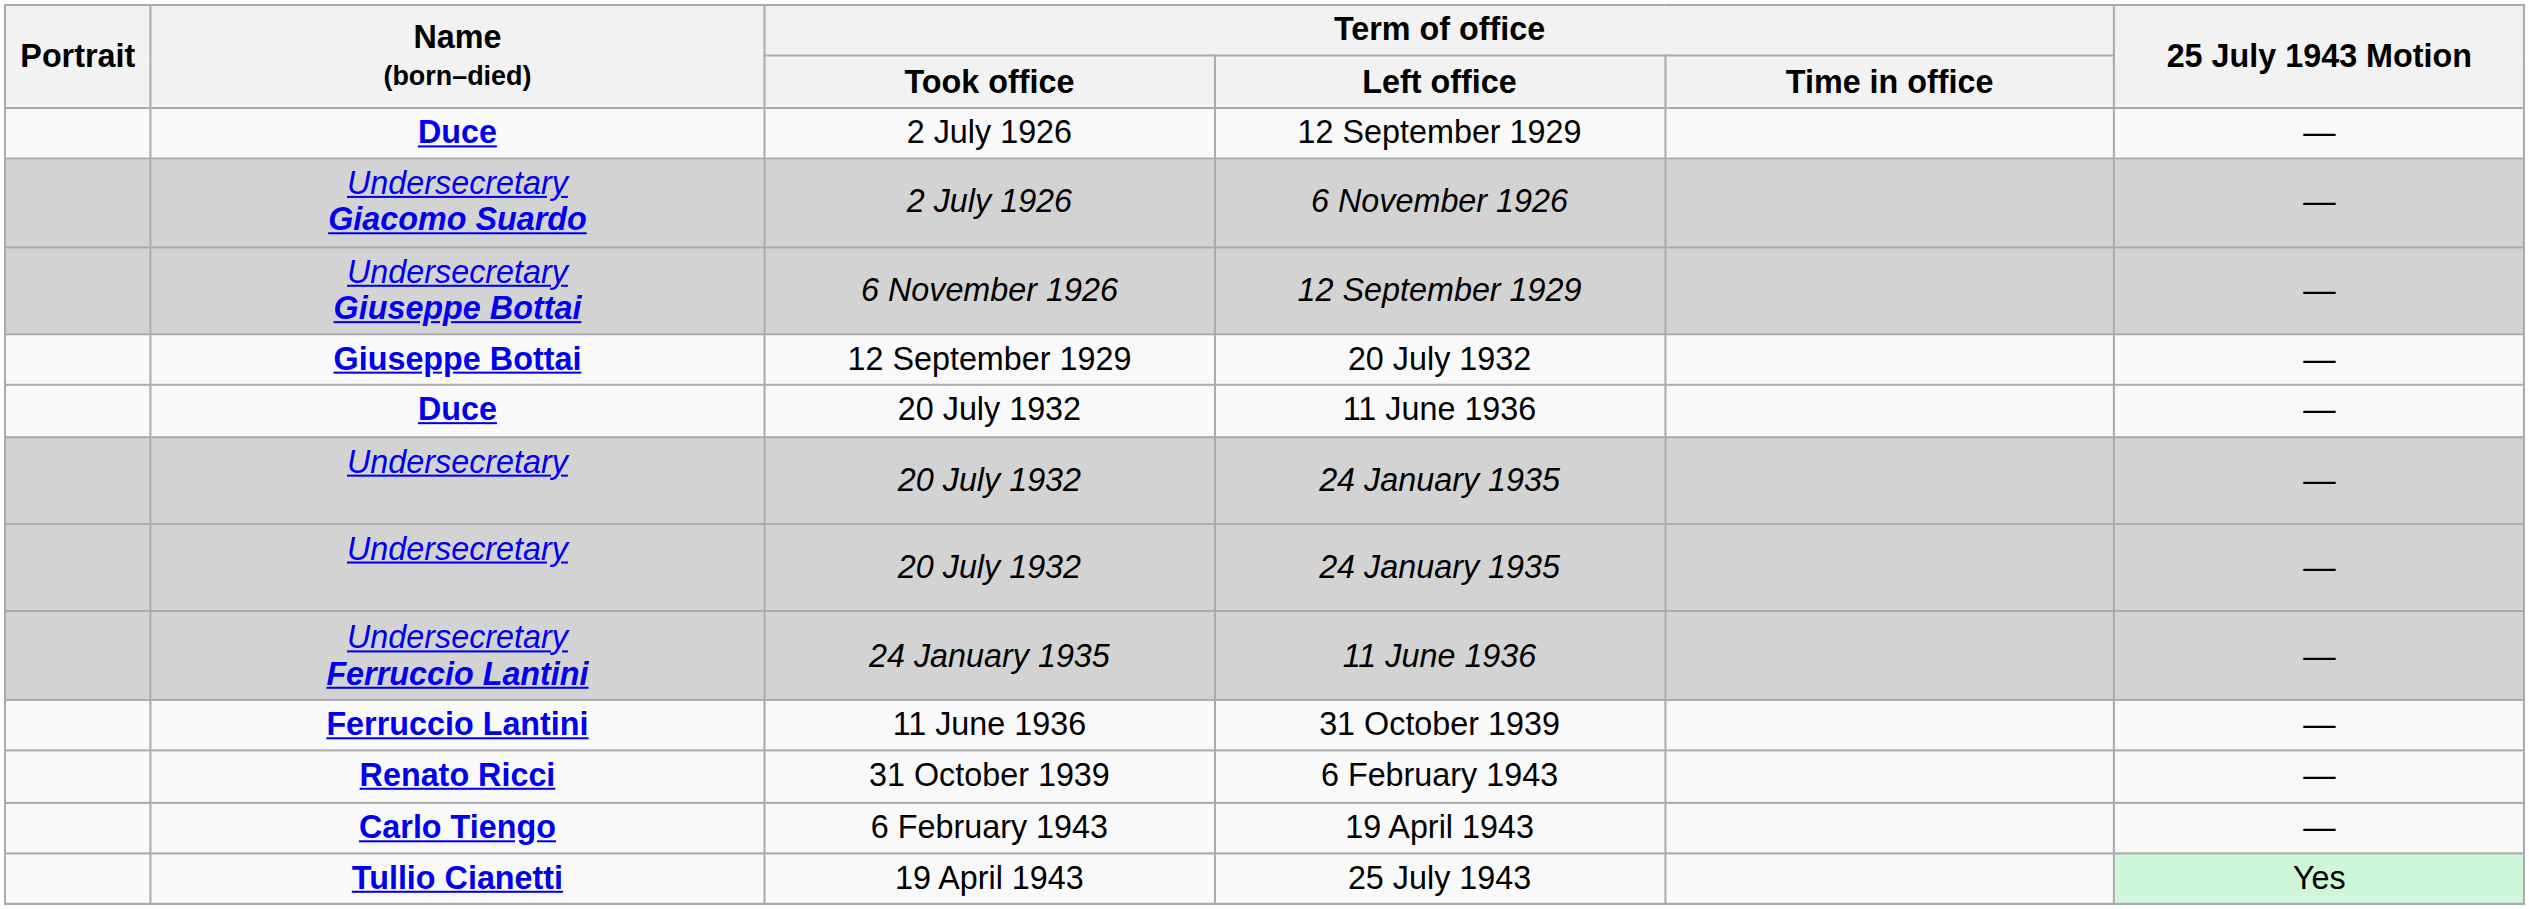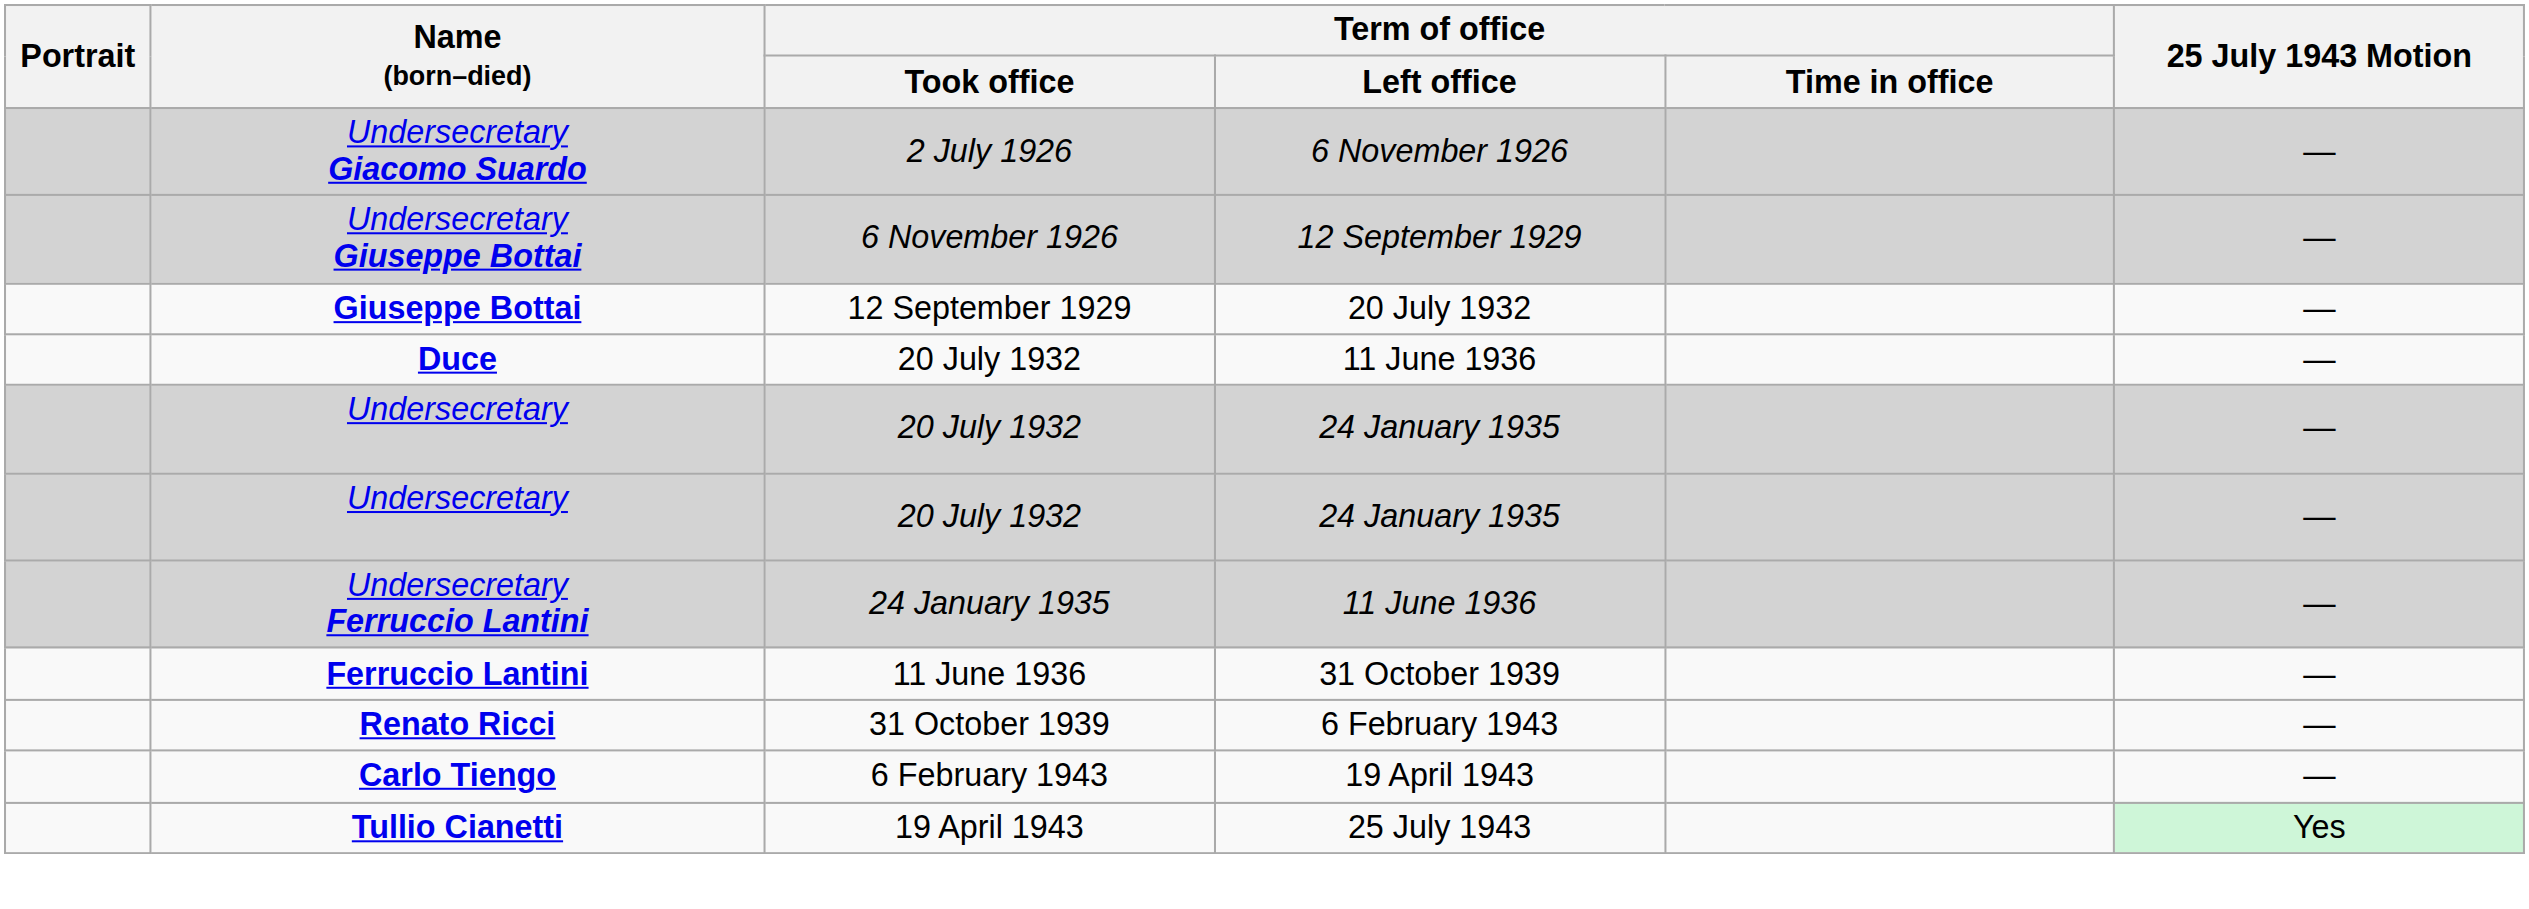- row: (457, 132)
